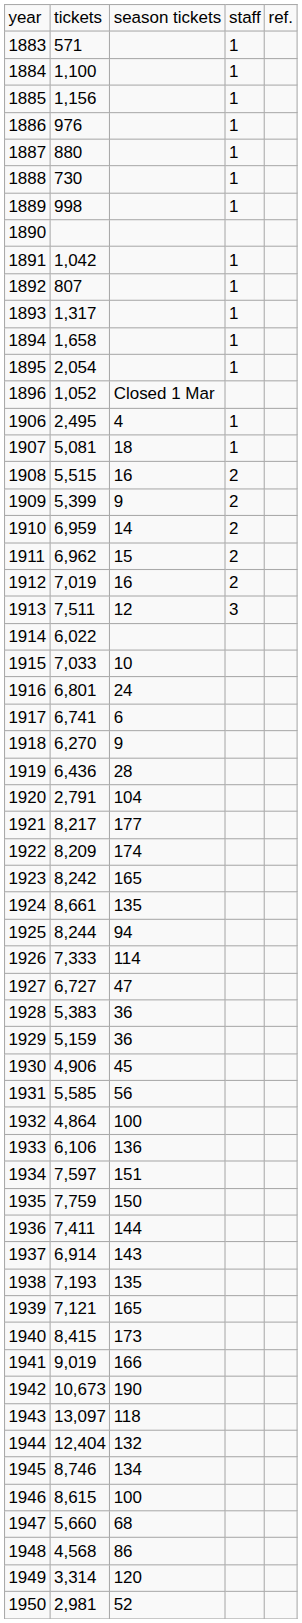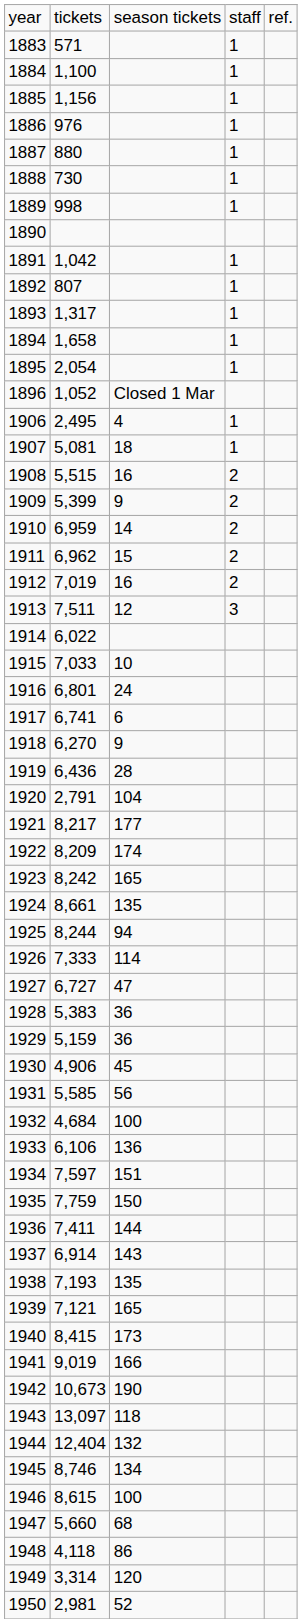(75, 1120) 4,864 -> (75, 1120) 4,684
(75, 1551) 4,568 -> (75, 1551) 4,118
